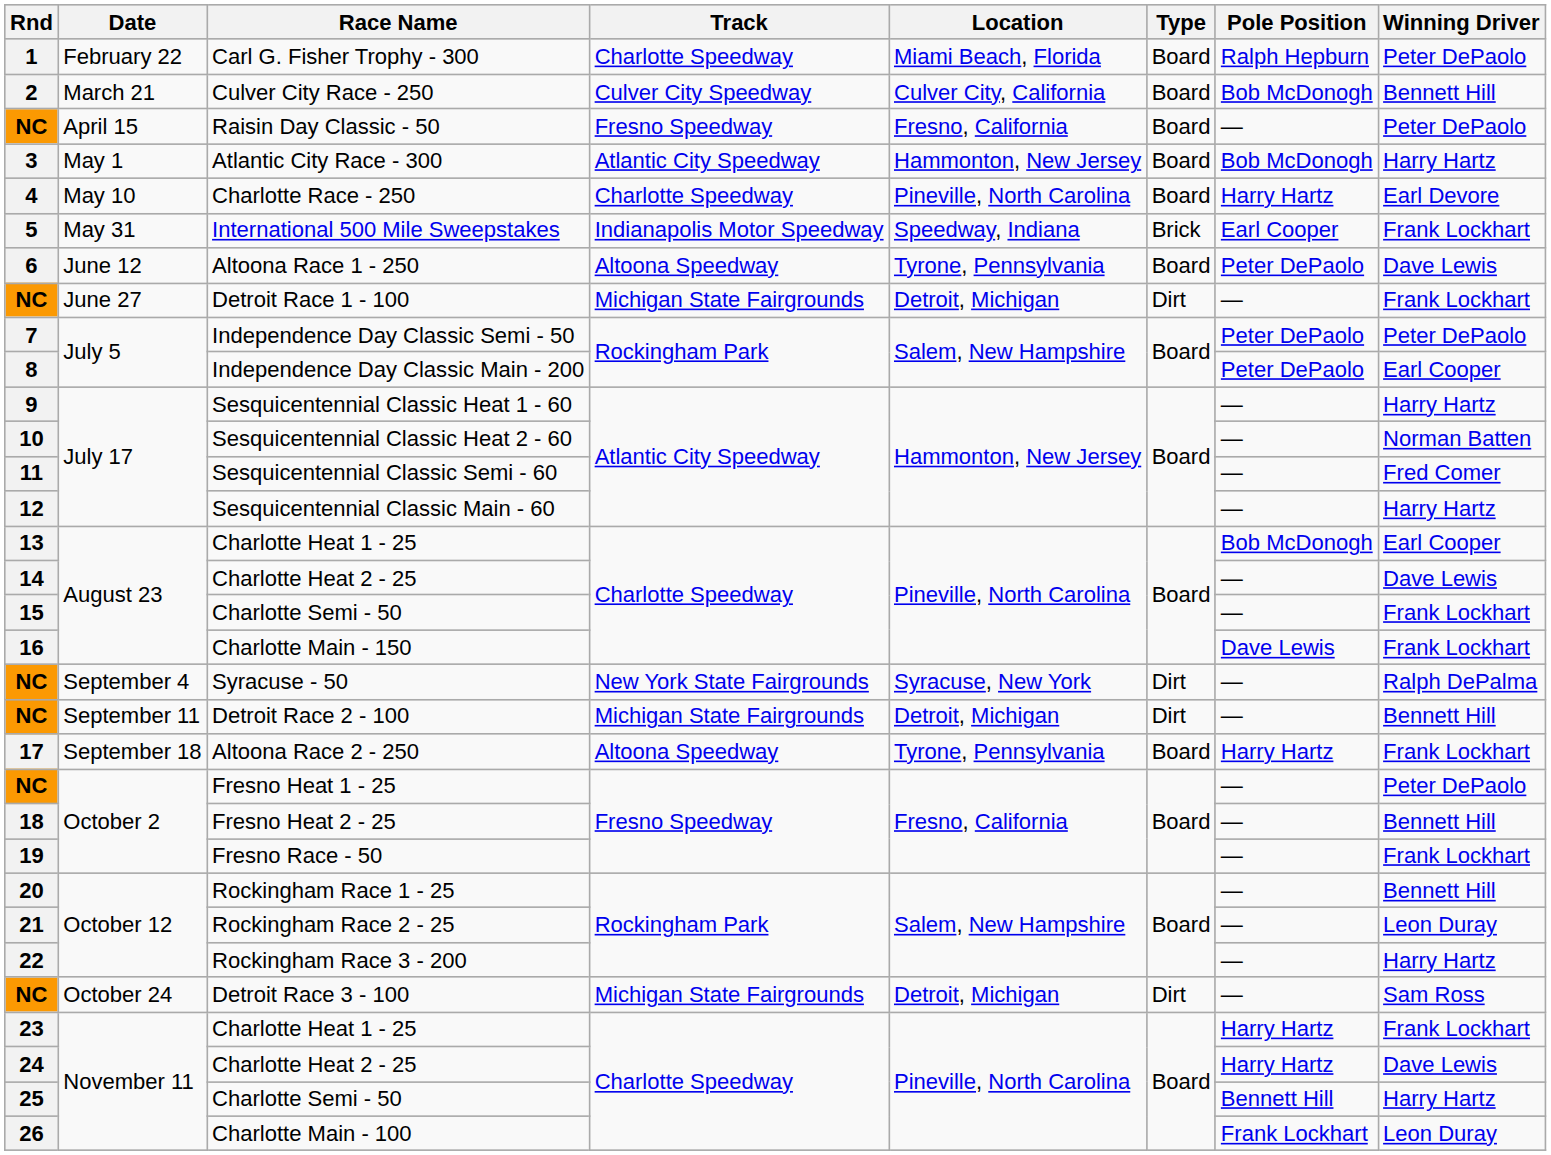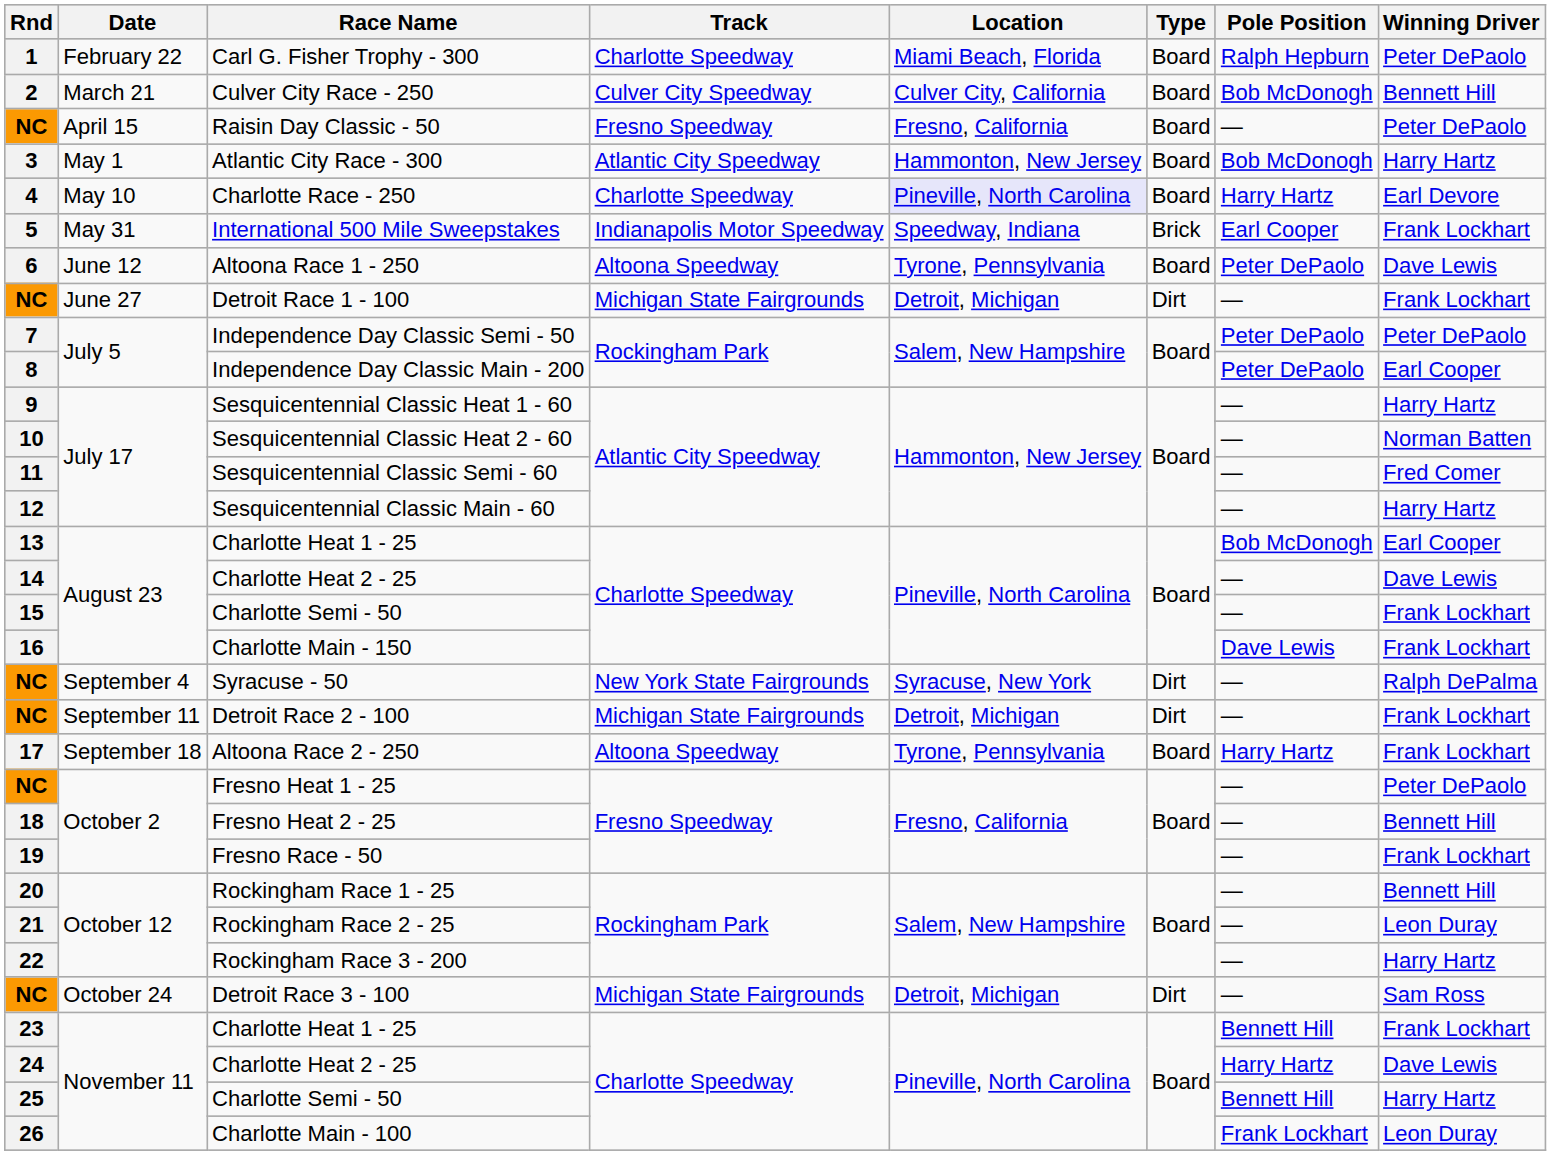(1012, 195) no background -> (1012, 195) lavender background
(1439, 716) Bennett Hill -> (1457, 716) Frank Lockhart
(1277, 1029) Harry Hartz -> (1277, 1029) Bennett Hill
